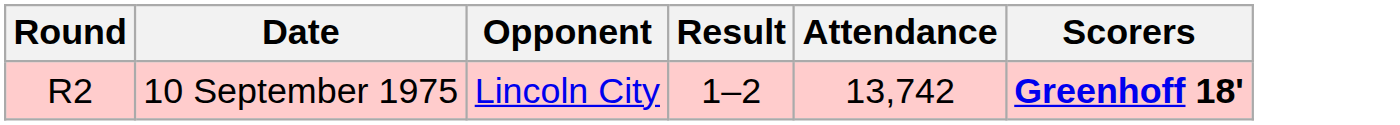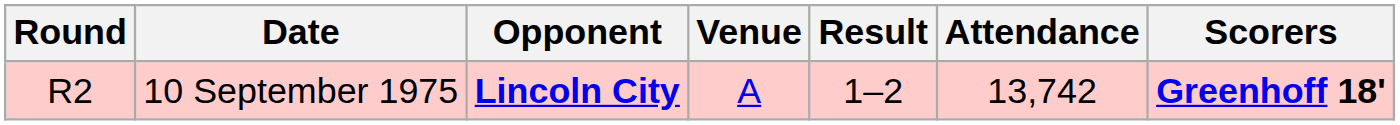+ column: (749, 32)
(567, 89) normal -> (577, 89) bold
